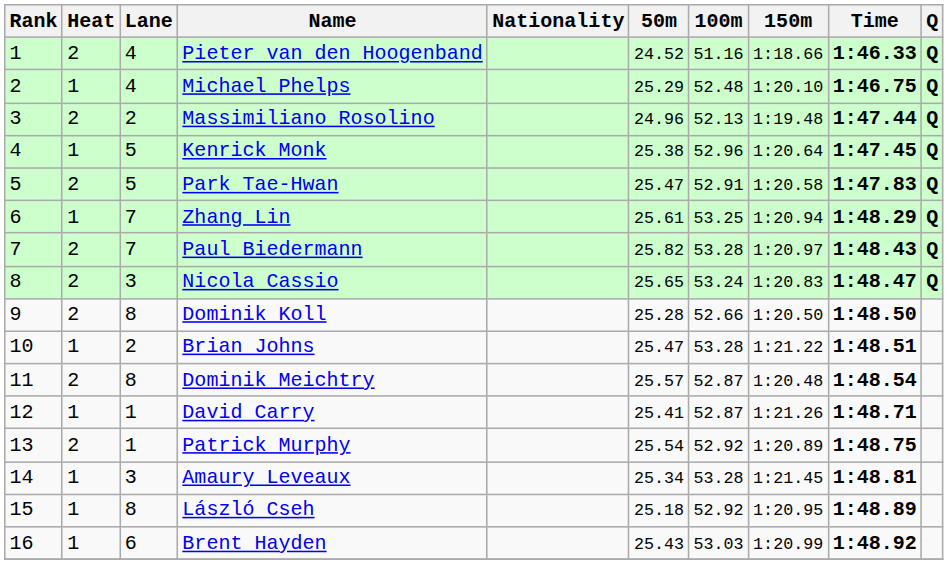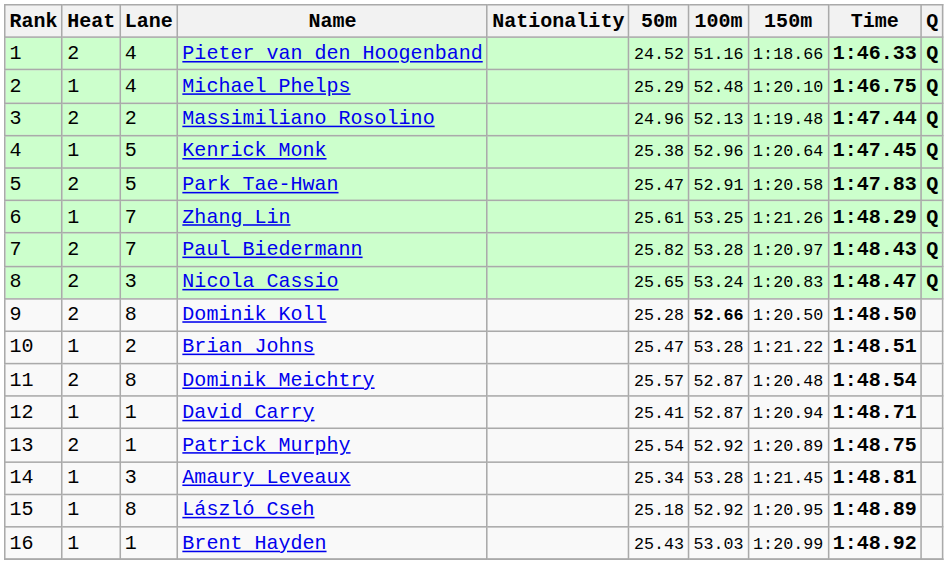(788, 218) 1:20.94 -> (788, 218) 1:21.26
(719, 316) normal -> (719, 315) bold
(788, 413) 1:21.26 -> (788, 413) 1:20.94
(131, 543) 6 -> (131, 543) 1
